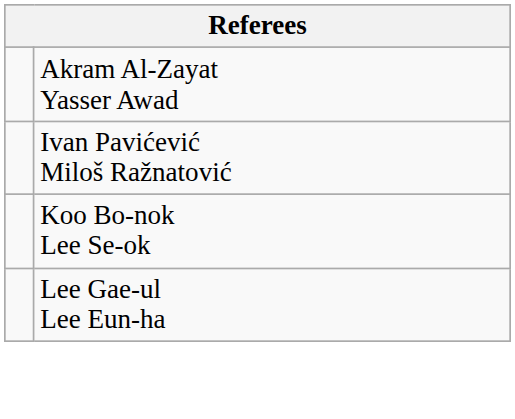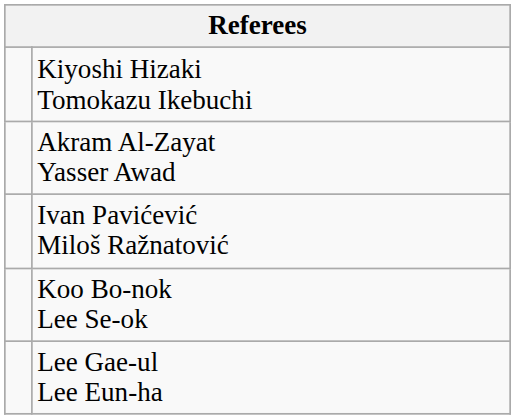+ row: (145, 84)
